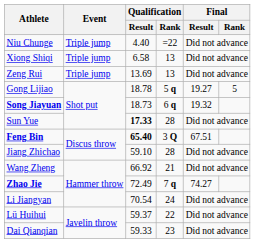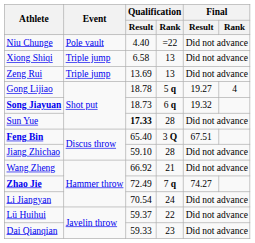(88, 43) Triple jump -> (85, 43) Pole vault
(235, 90) 5 -> (235, 90) 4
(141, 137) bold -> (141, 137) normal
